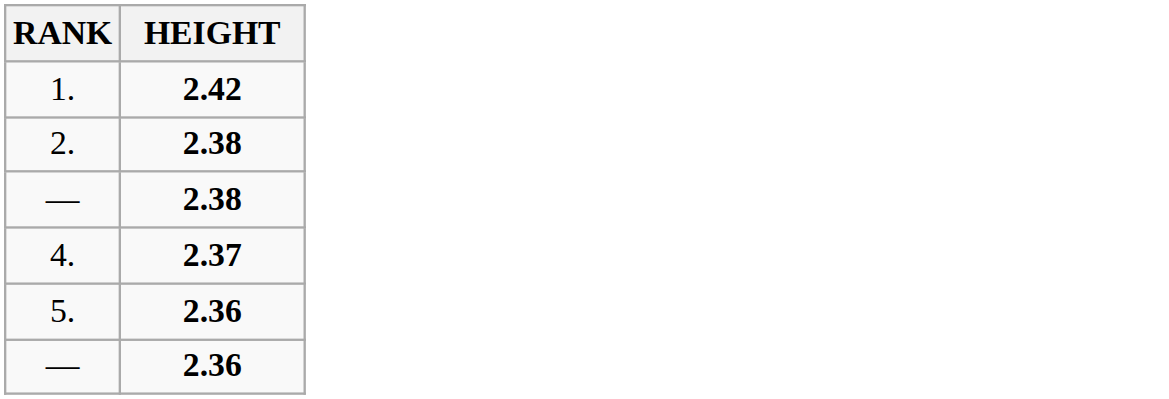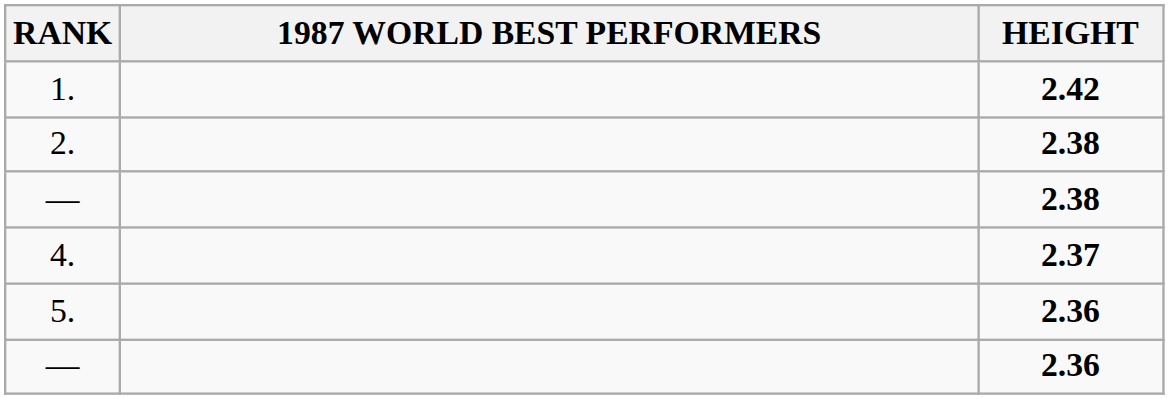+ column: (549, 32)
